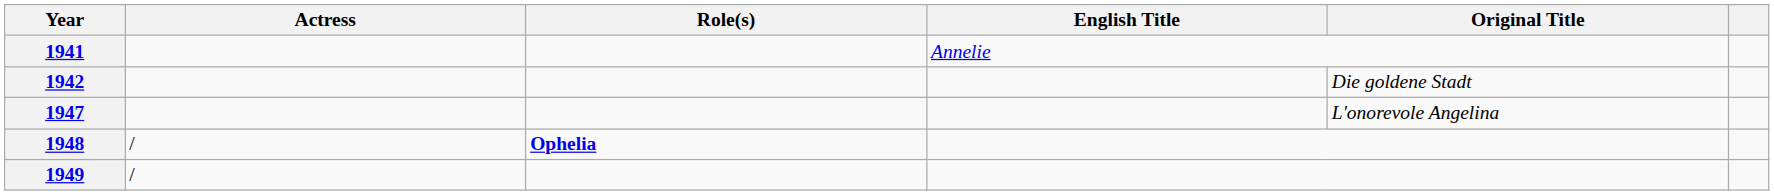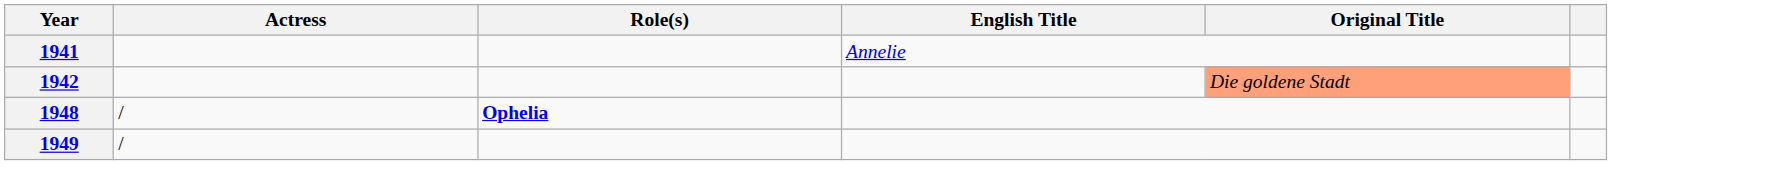(1402, 81) no background -> (1280, 81) lightsalmon background
- row: (65, 112)
